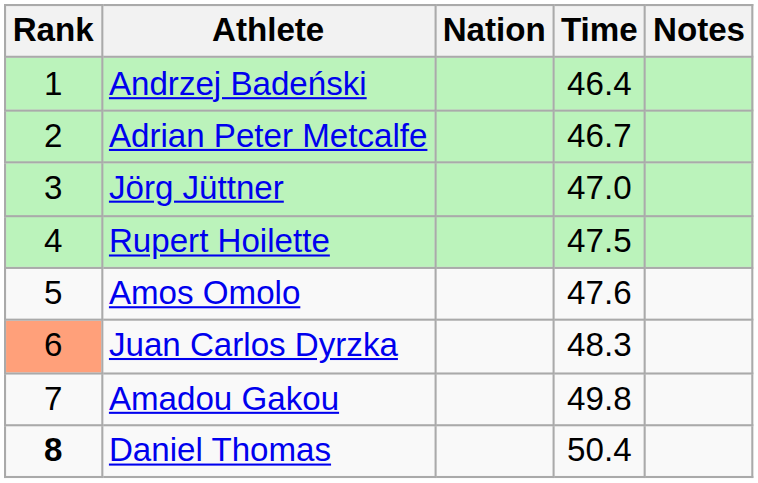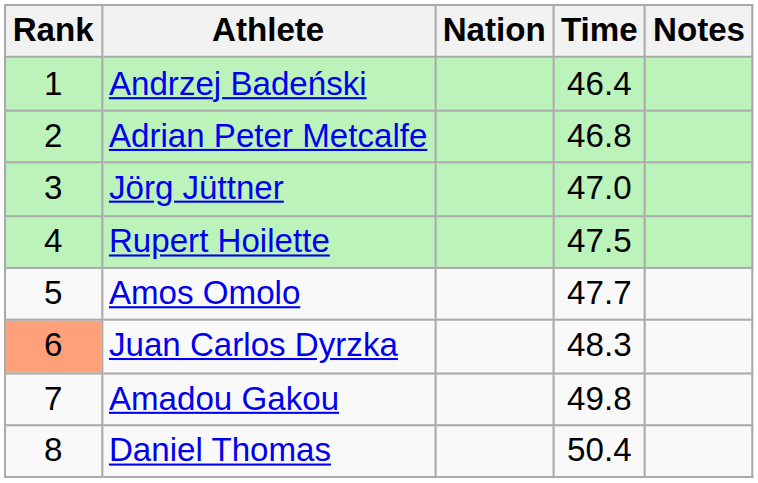(599, 135) 46.7 -> (599, 135) 46.8
(599, 293) 47.6 -> (599, 293) 47.7
(53, 450) bold -> (53, 450) normal
